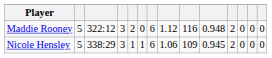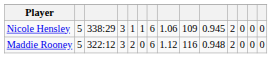rows swapped: (38, 45) <-> (40, 28)
